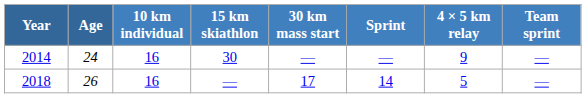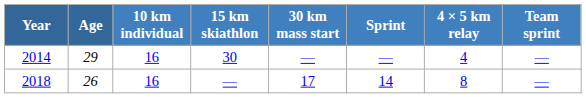(91, 57) 24 -> (91, 57) 29
(464, 57) 9 -> (464, 57) 4
(464, 81) 5 -> (464, 81) 8
